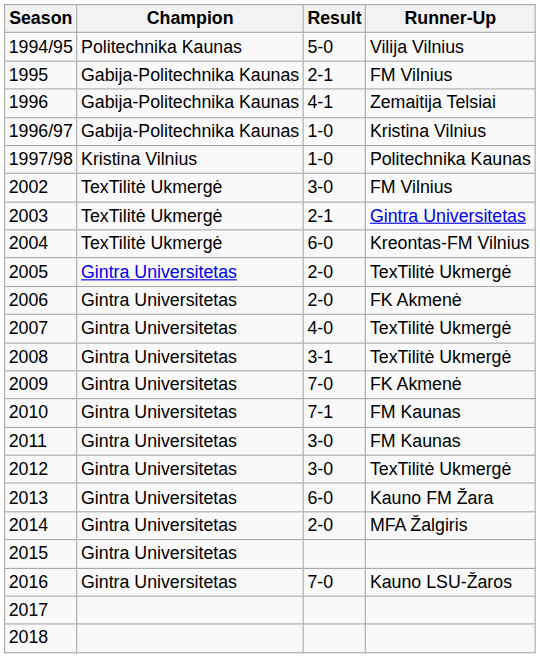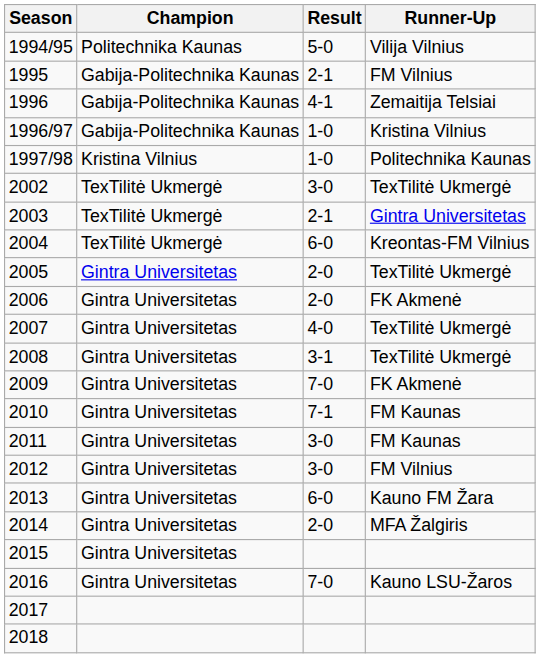(411, 187) FM Vilnius -> (441, 187) TexTilitė Ukmergė
(441, 469) TexTilitė Ukmergė -> (411, 469) FM Vilnius
